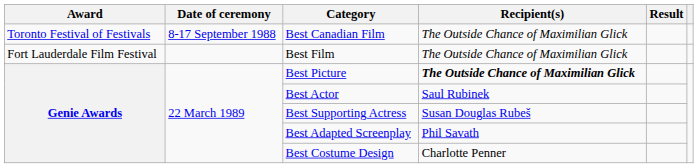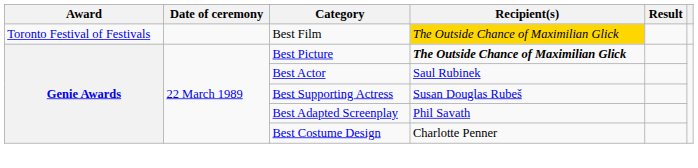- row: (335, 34)
(82, 53) Fort Lauderdale Film Festival -> (79, 34) Toronto Festival of Festivals
(524, 53) no background -> (516, 34) gold background
